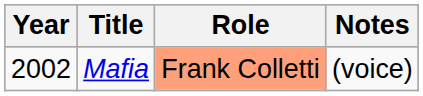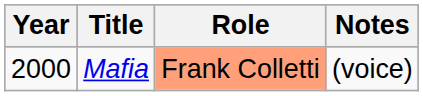(41, 68) 2002 -> (41, 68) 2000
